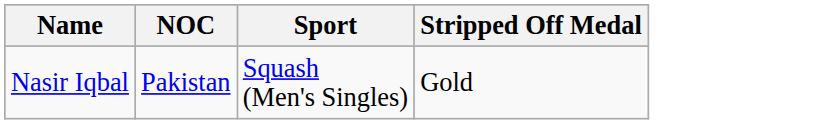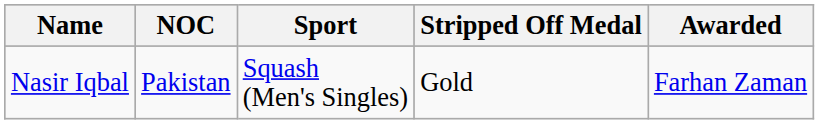+ column: (731, 25)
